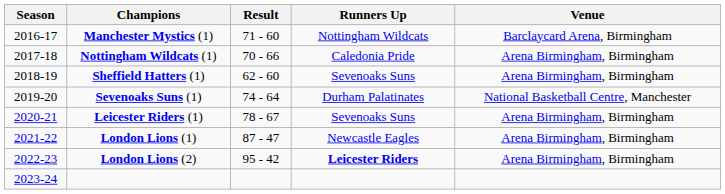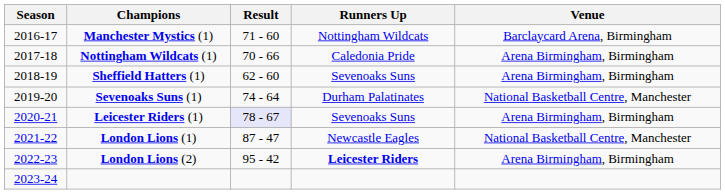(261, 117) no background -> (261, 117) lavender background
(588, 138) Arena Birmingham, Birmingham -> (588, 138) National Basketball Centre, Manchester
